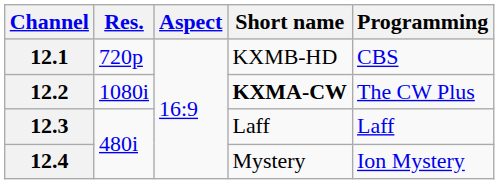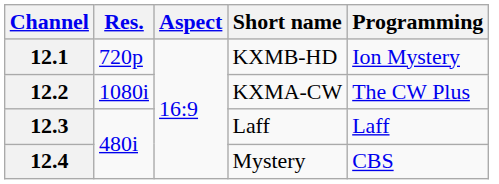(378, 56) CBS -> (406, 56) Ion Mystery
(290, 91) bold -> (287, 91) normal
(411, 160) Ion Mystery -> (373, 160) CBS
